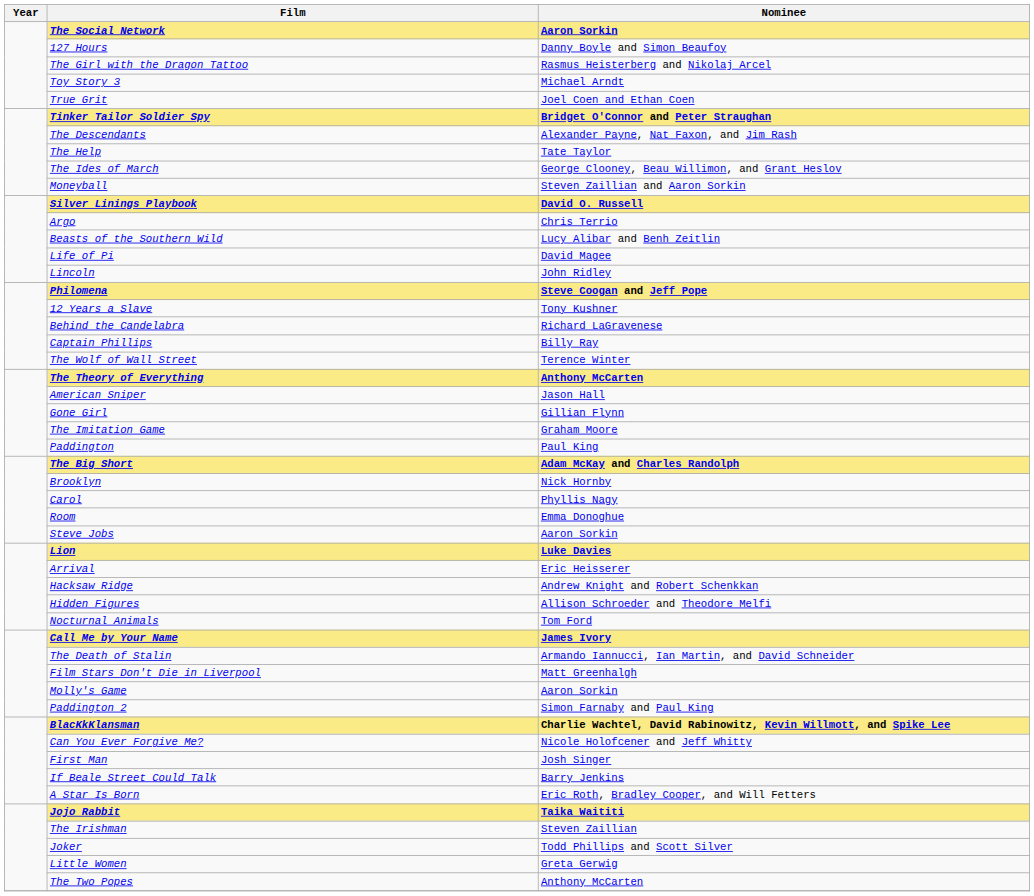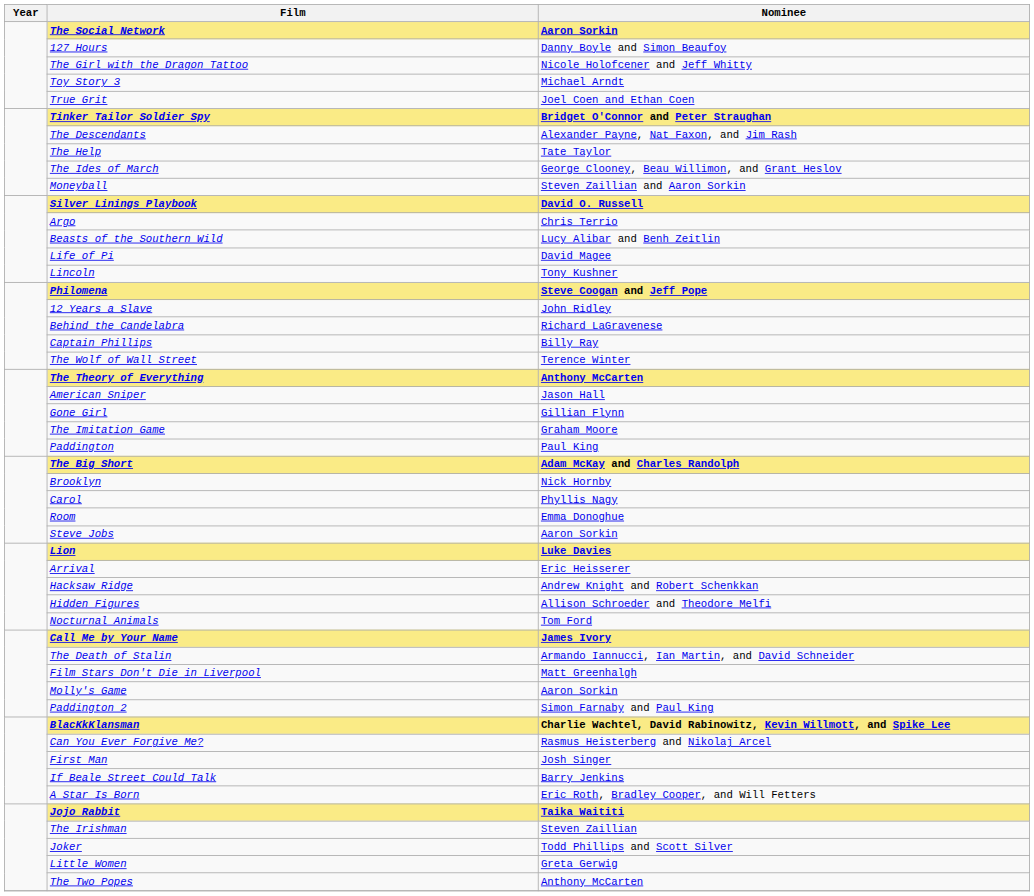(656, 65) Rasmus Heisterberg and Nikolaj Arcel -> (646, 65) Nicole Holofcener and Jeff Whitty
(576, 274) John Ridley -> (579, 274) Tony Kushner
(579, 308) Tony Kushner -> (576, 308) John Ridley
(646, 743) Nicole Holofcener and Jeff Whitty -> (656, 743) Rasmus Heisterberg and Nikolaj Arcel
